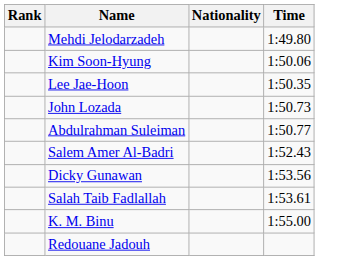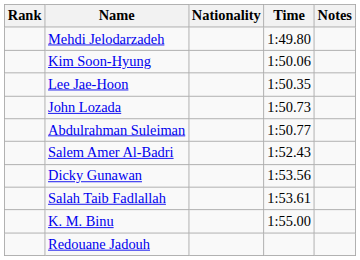+ column: (335, 15)
